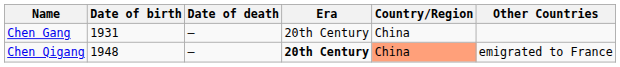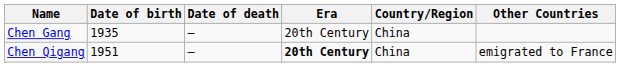(104, 33) 1931 -> (104, 33) 1935
(104, 52) 1948 -> (104, 52) 1951
(392, 52) lightsalmon background -> (392, 52) no background
